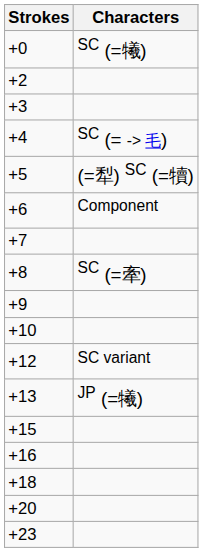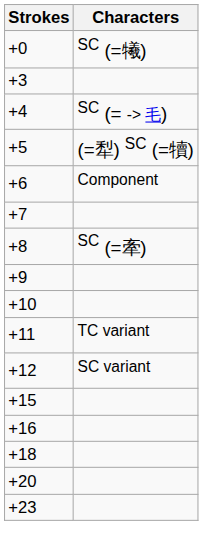- row: (18, 80)
+ row: (22, 335)
- row: (22, 397)
